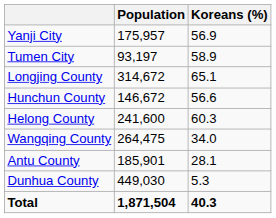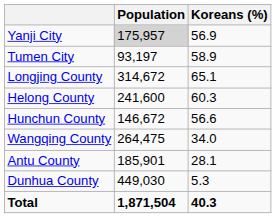(141, 35) no background -> (141, 35) lightgrey background
rows swapped: (51, 118) <-> (56, 98)
